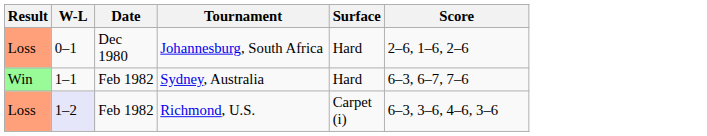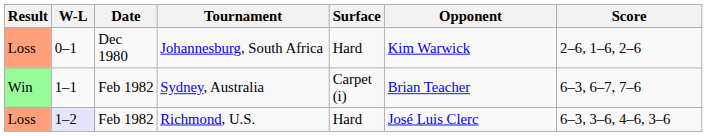+ column: (470, 16)
(347, 79) Hard -> (352, 87) Carpet (i)
(352, 111) Carpet (i) -> (347, 119) Hard
